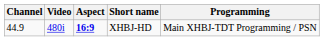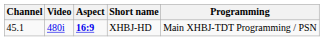(15, 28) 44.9 -> (15, 28) 45.1
